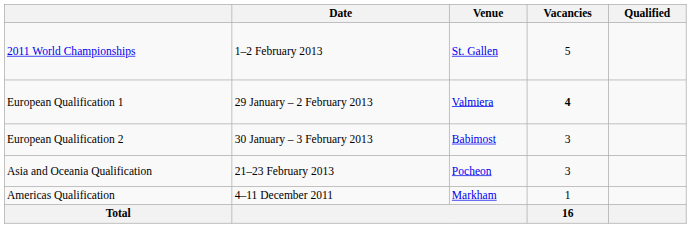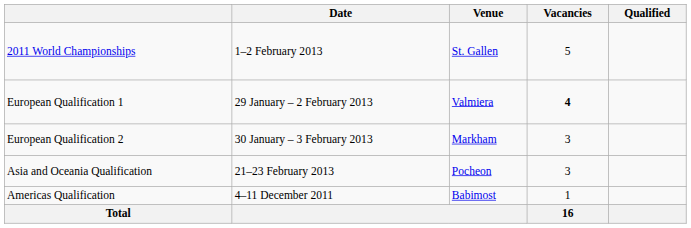(474, 139) Babimost -> (474, 139) Markham
(474, 195) Markham -> (474, 195) Babimost
